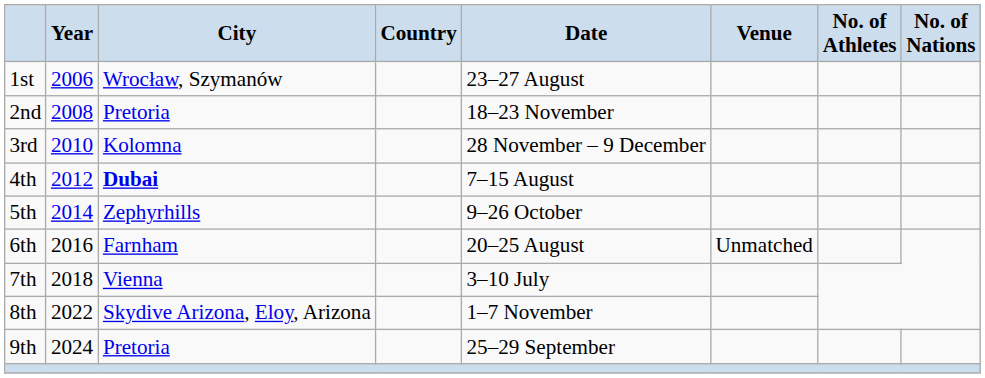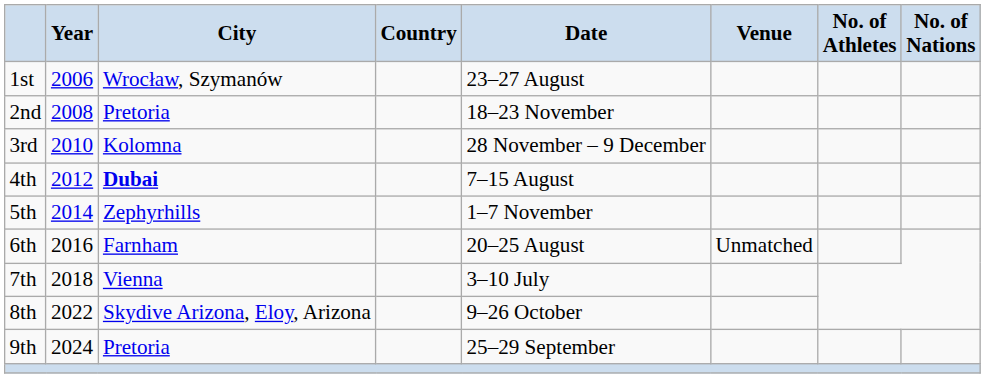(524, 212) 9–26 October -> (530, 212) 1–7 November
(530, 312) 1–7 November -> (524, 312) 9–26 October
